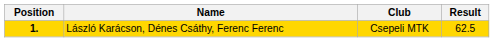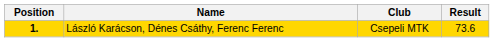(465, 28) 62.5 -> (465, 28) 73.6
